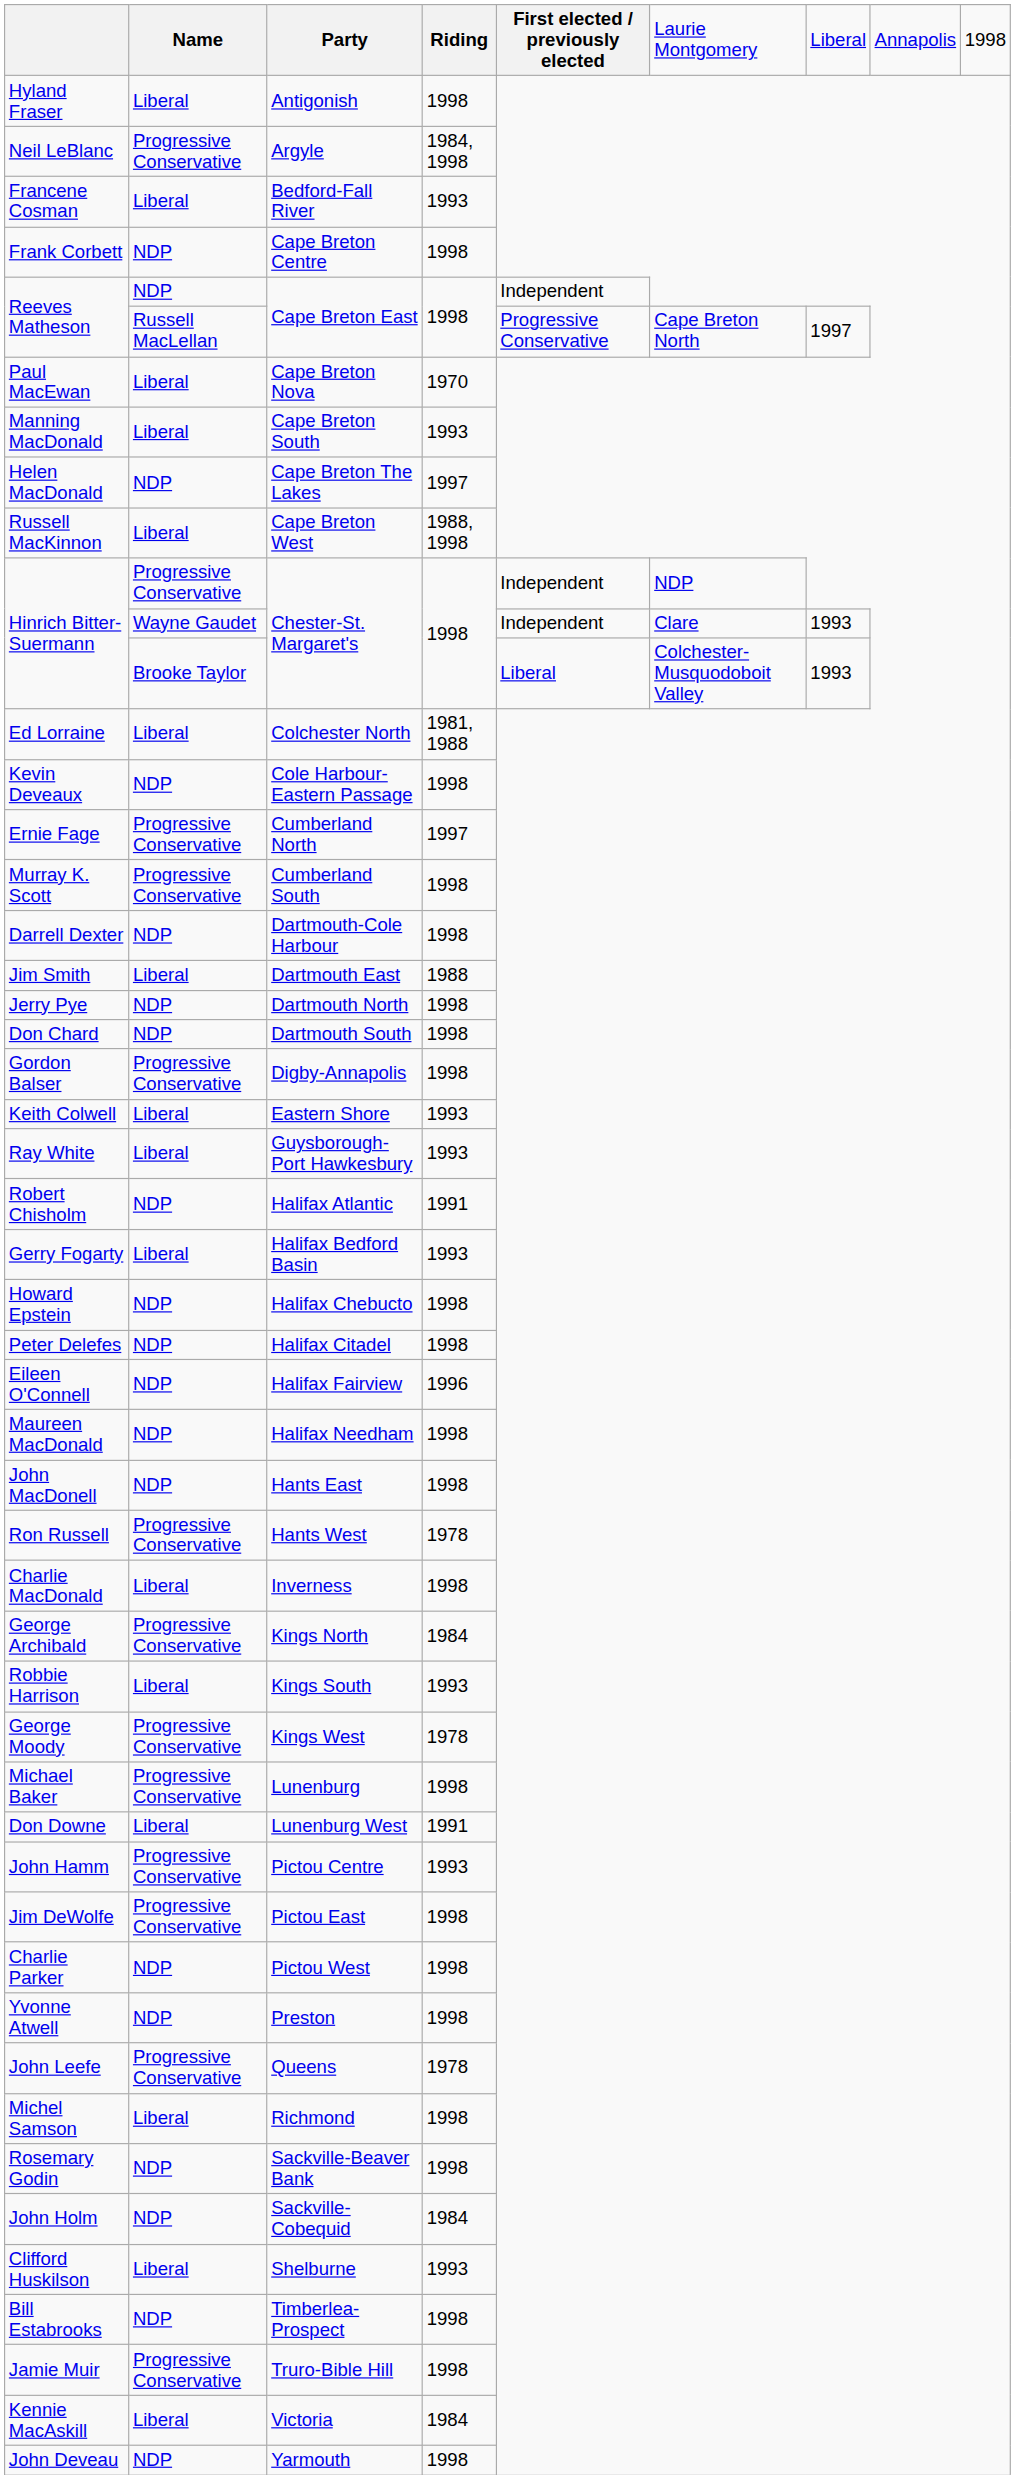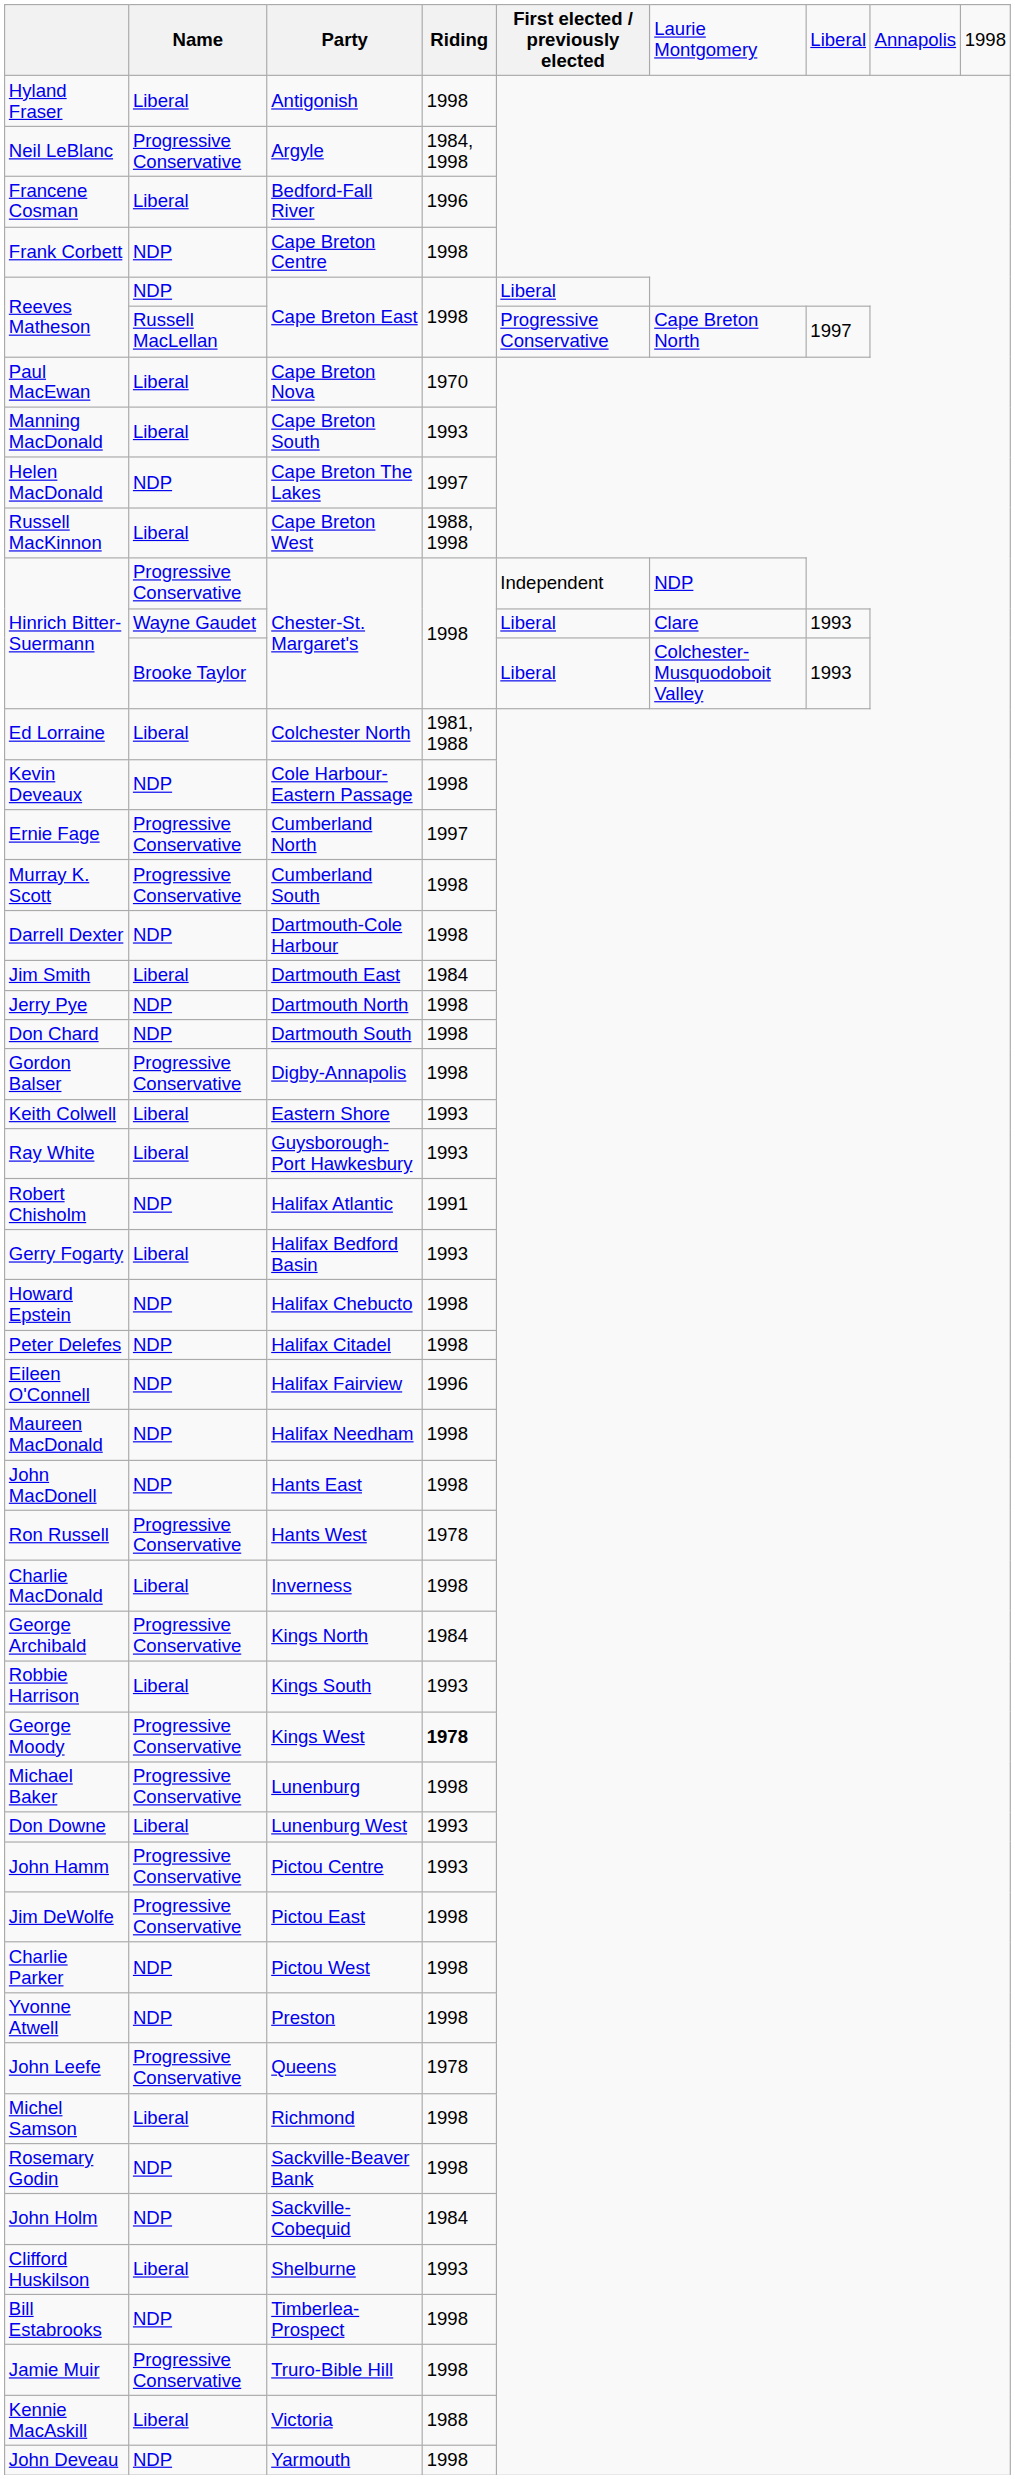(447, 201) 1993 -> (447, 201) 1996
(552, 291) Independent -> (528, 291) Liberal
(552, 622) Independent -> (528, 622) Liberal
(447, 975) 1988 -> (447, 975) 1984
(447, 1736) normal -> (447, 1736) bold
(447, 1826) 1991 -> (447, 1826) 1993
(447, 2420) 1984 -> (447, 2420) 1988
